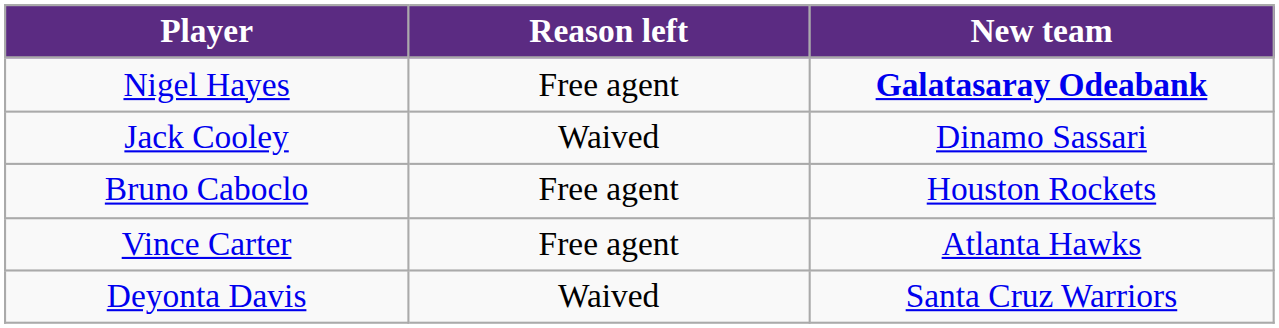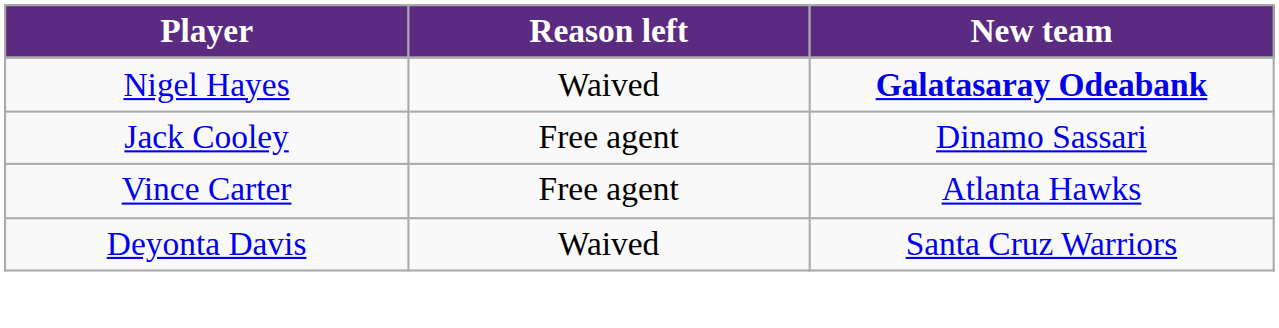(609, 84) Free agent -> (609, 84) Waived
(609, 137) Waived -> (609, 137) Free agent
- row: (207, 190)
